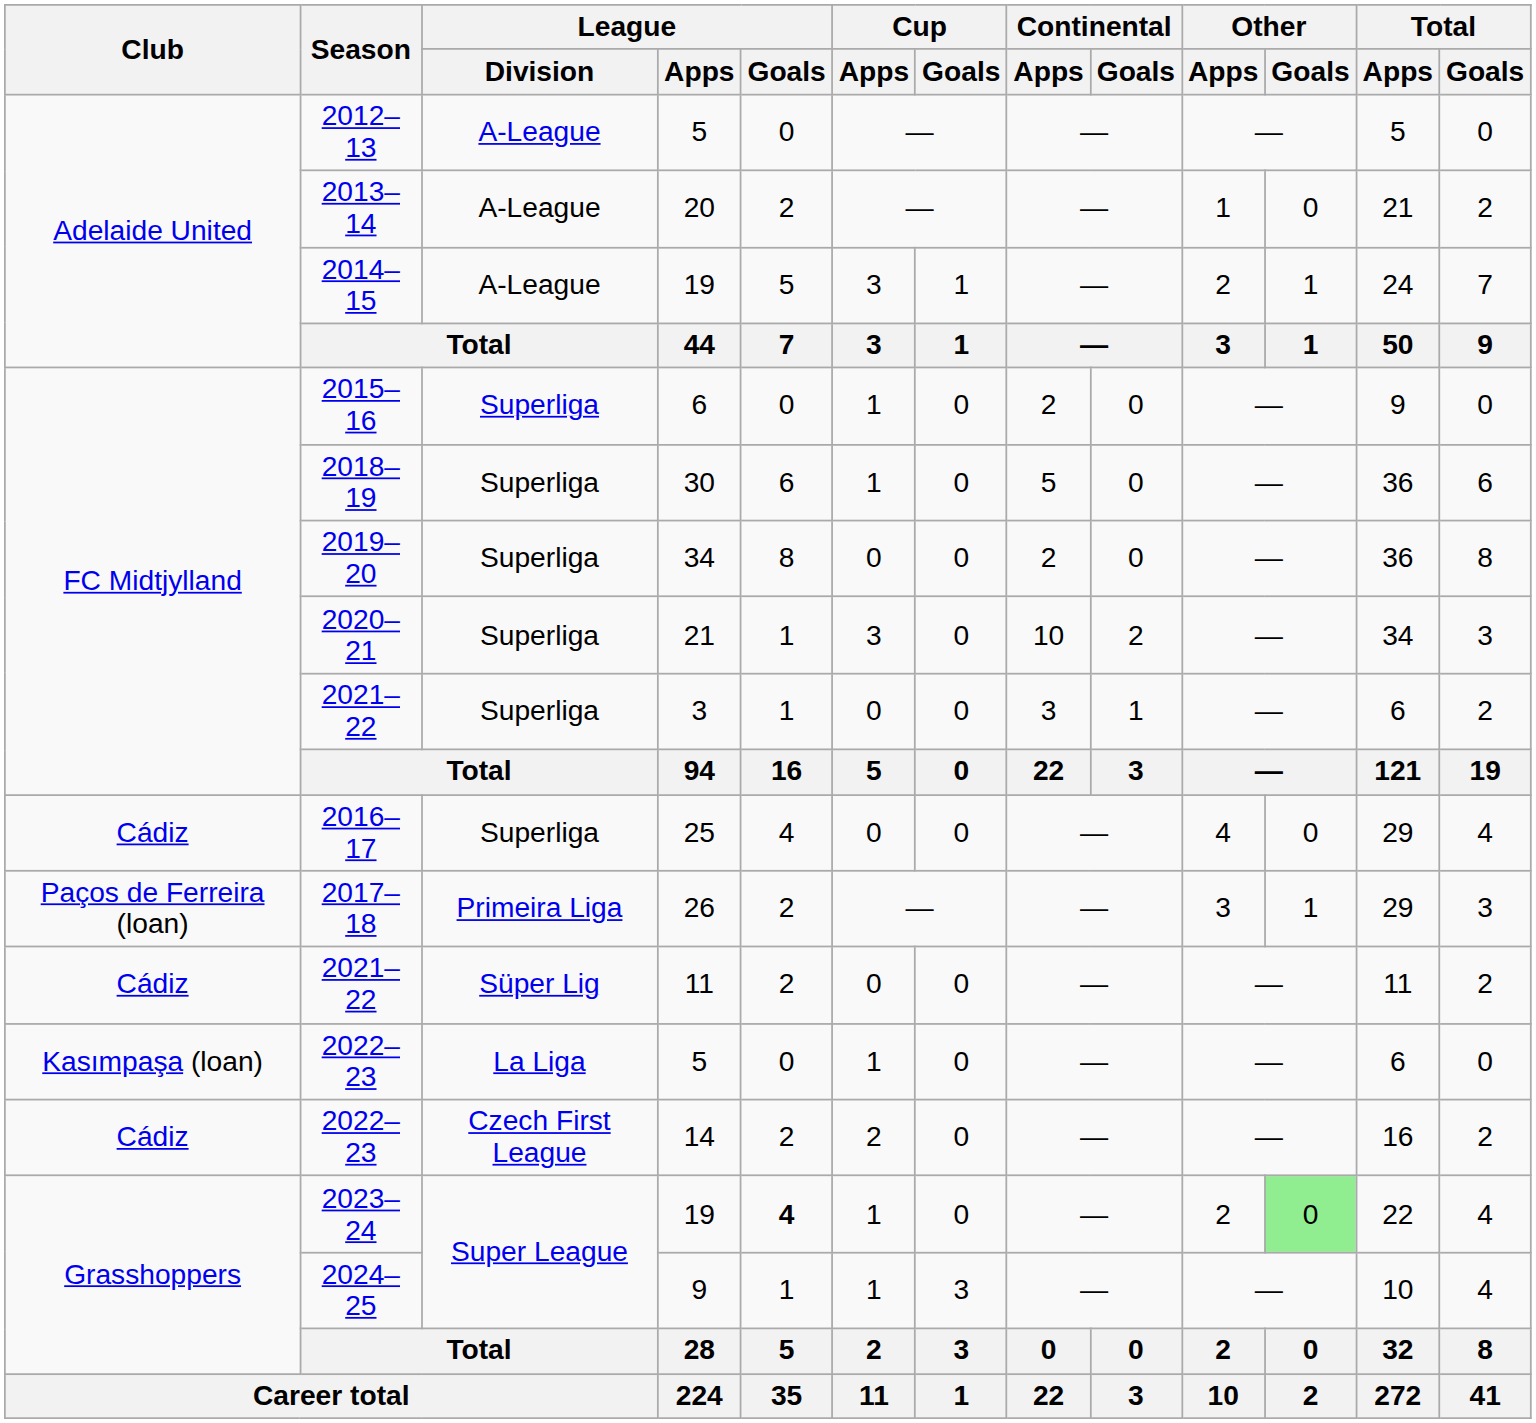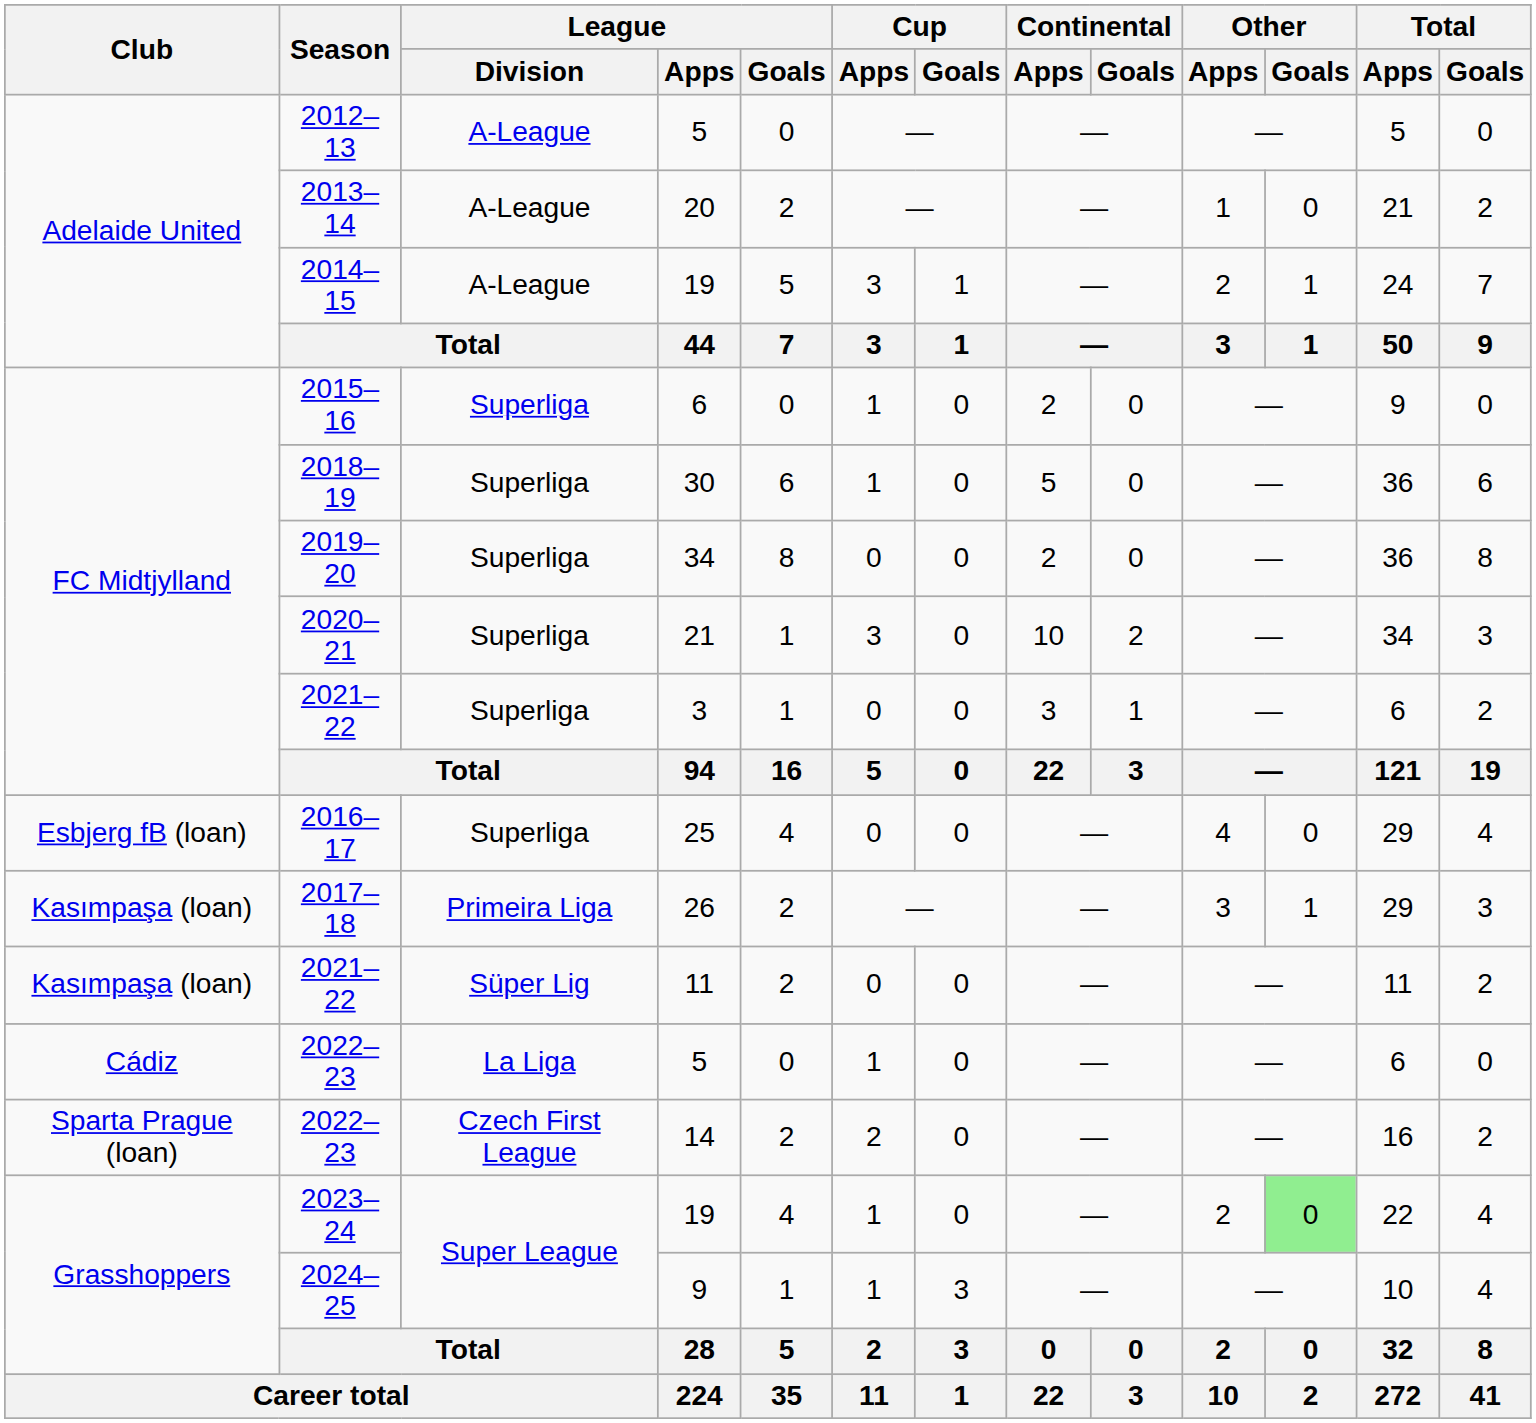(153, 832) Cádiz -> (142, 832) Esbjerg fB (loan)
(153, 908) Paços de Ferreira (loan) -> (142, 908) Kasımpaşa (loan)
(153, 984) Cádiz -> (142, 984) Kasımpaşa (loan)
(153, 1061) Kasımpaşa (loan) -> (142, 1061) Cádiz
(153, 1137) Cádiz -> (142, 1137) Sparta Prague (loan)
(787, 1213) bold -> (787, 1213) normal
